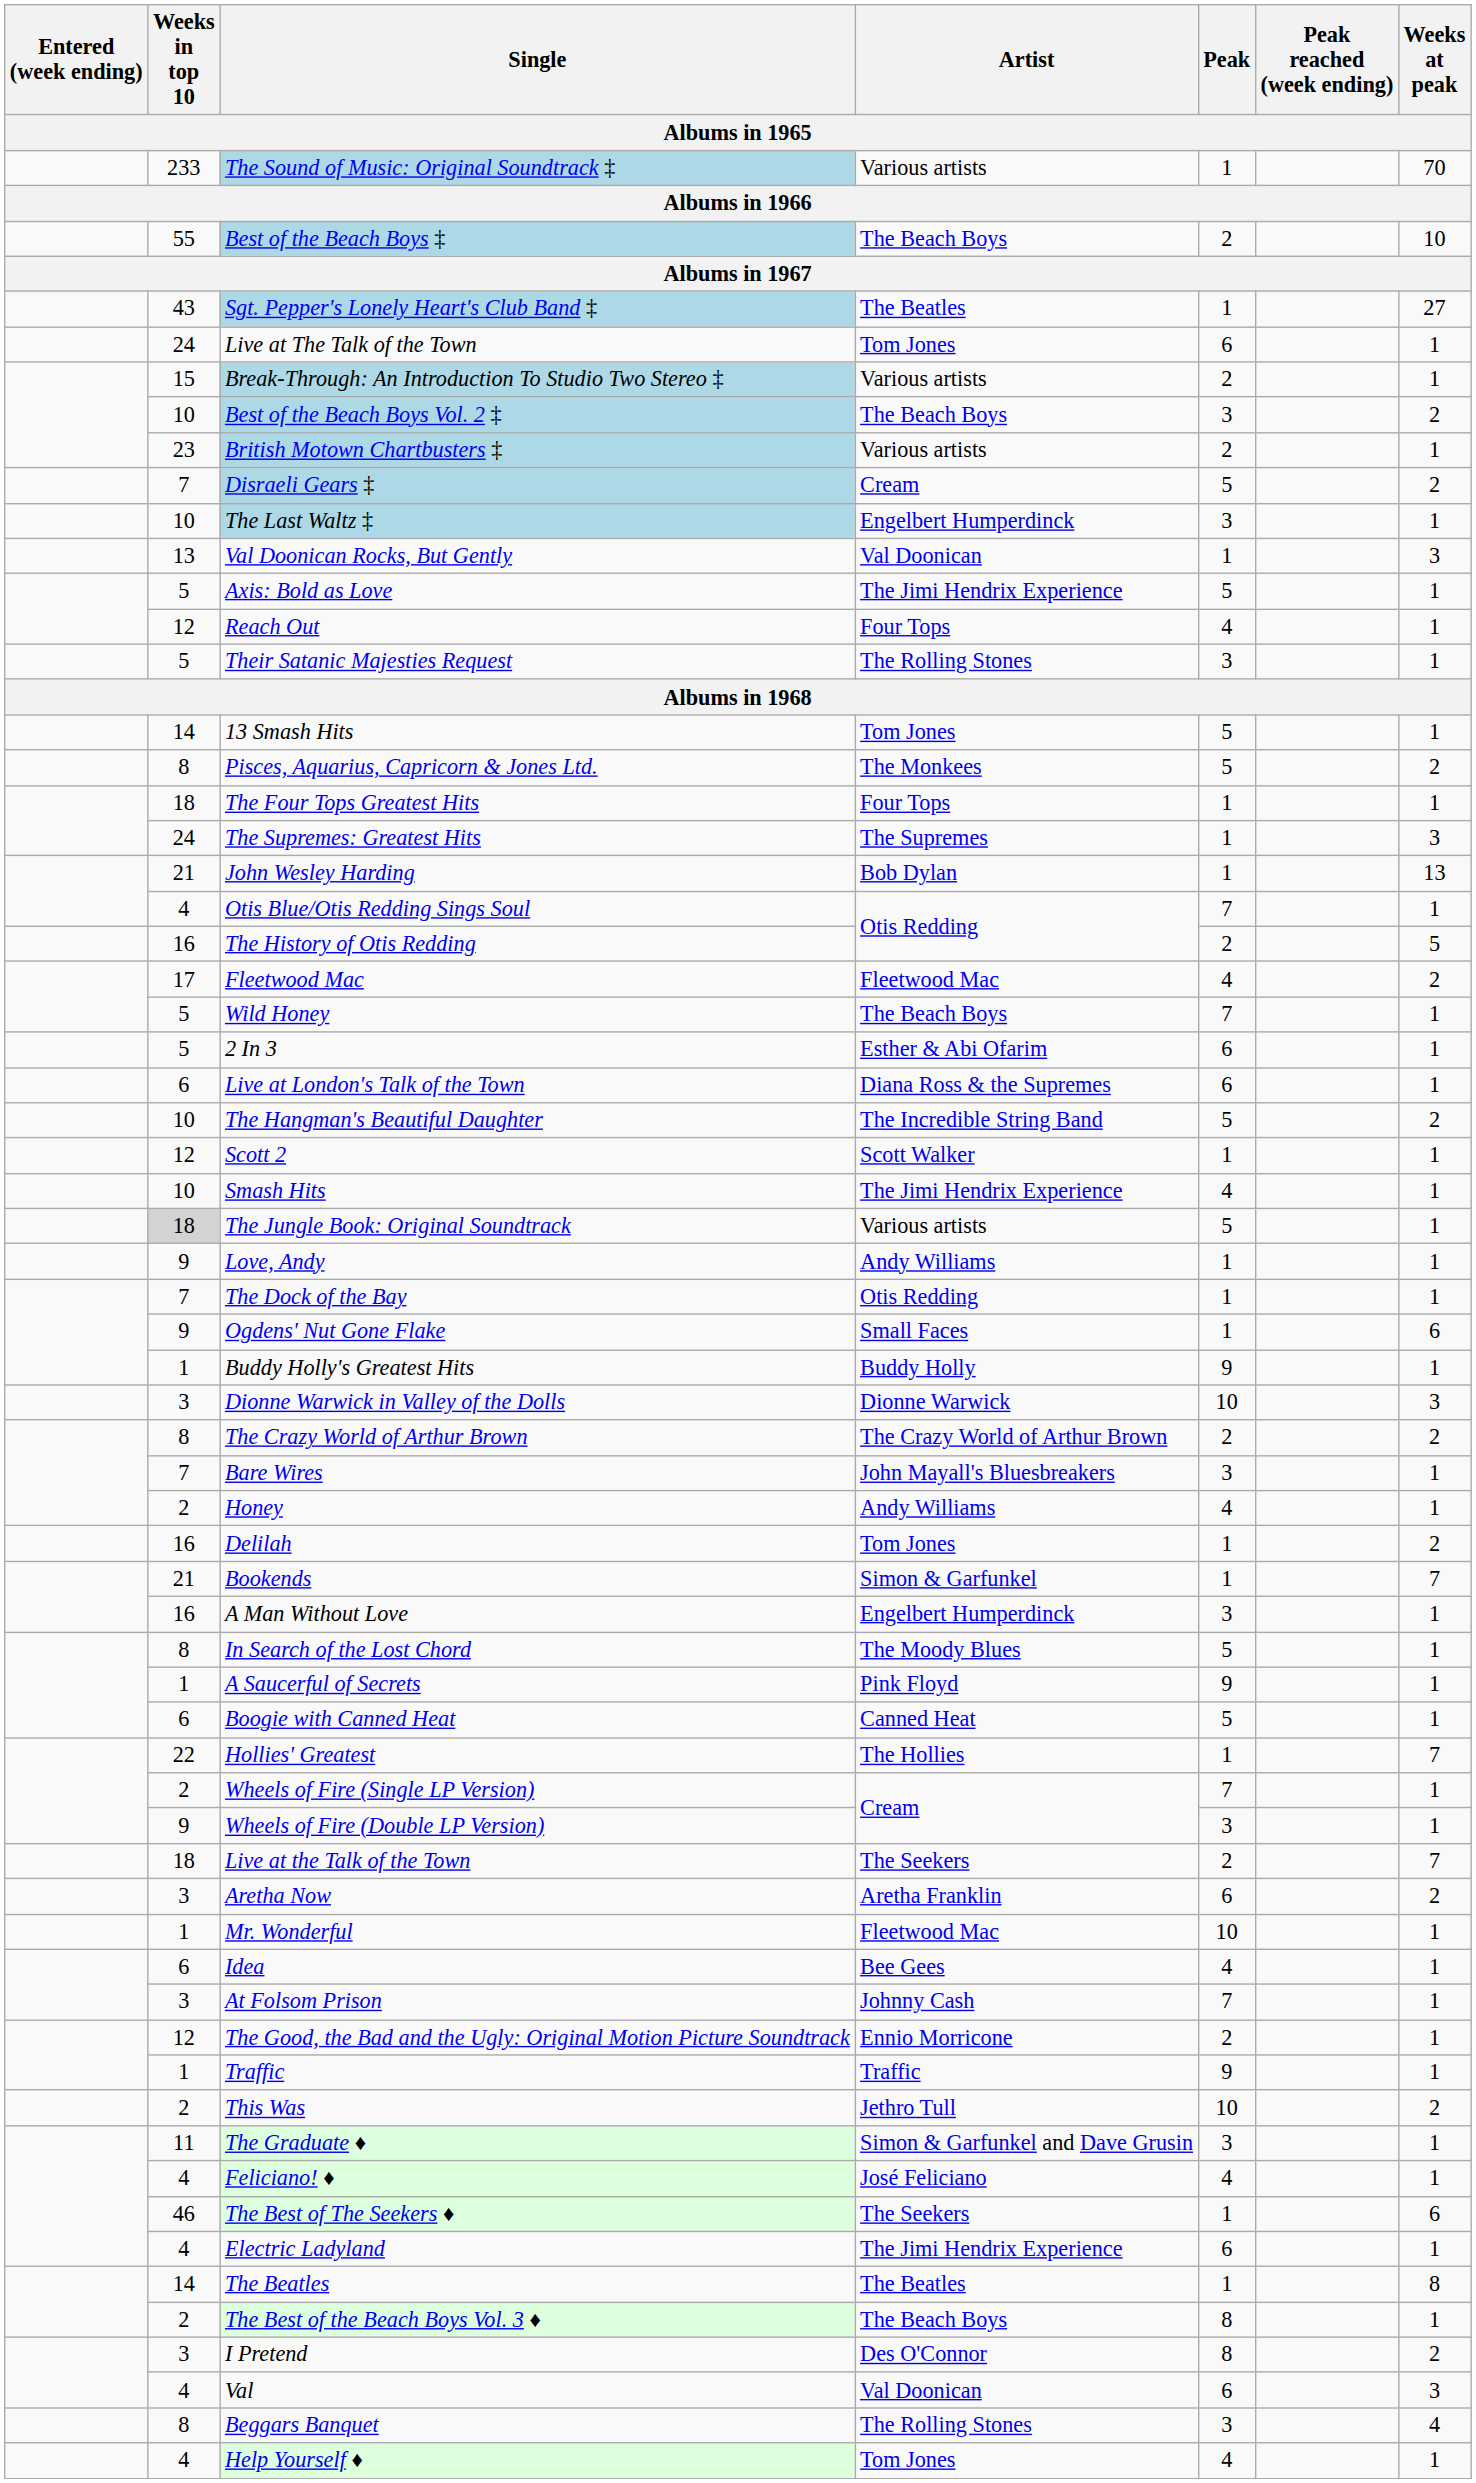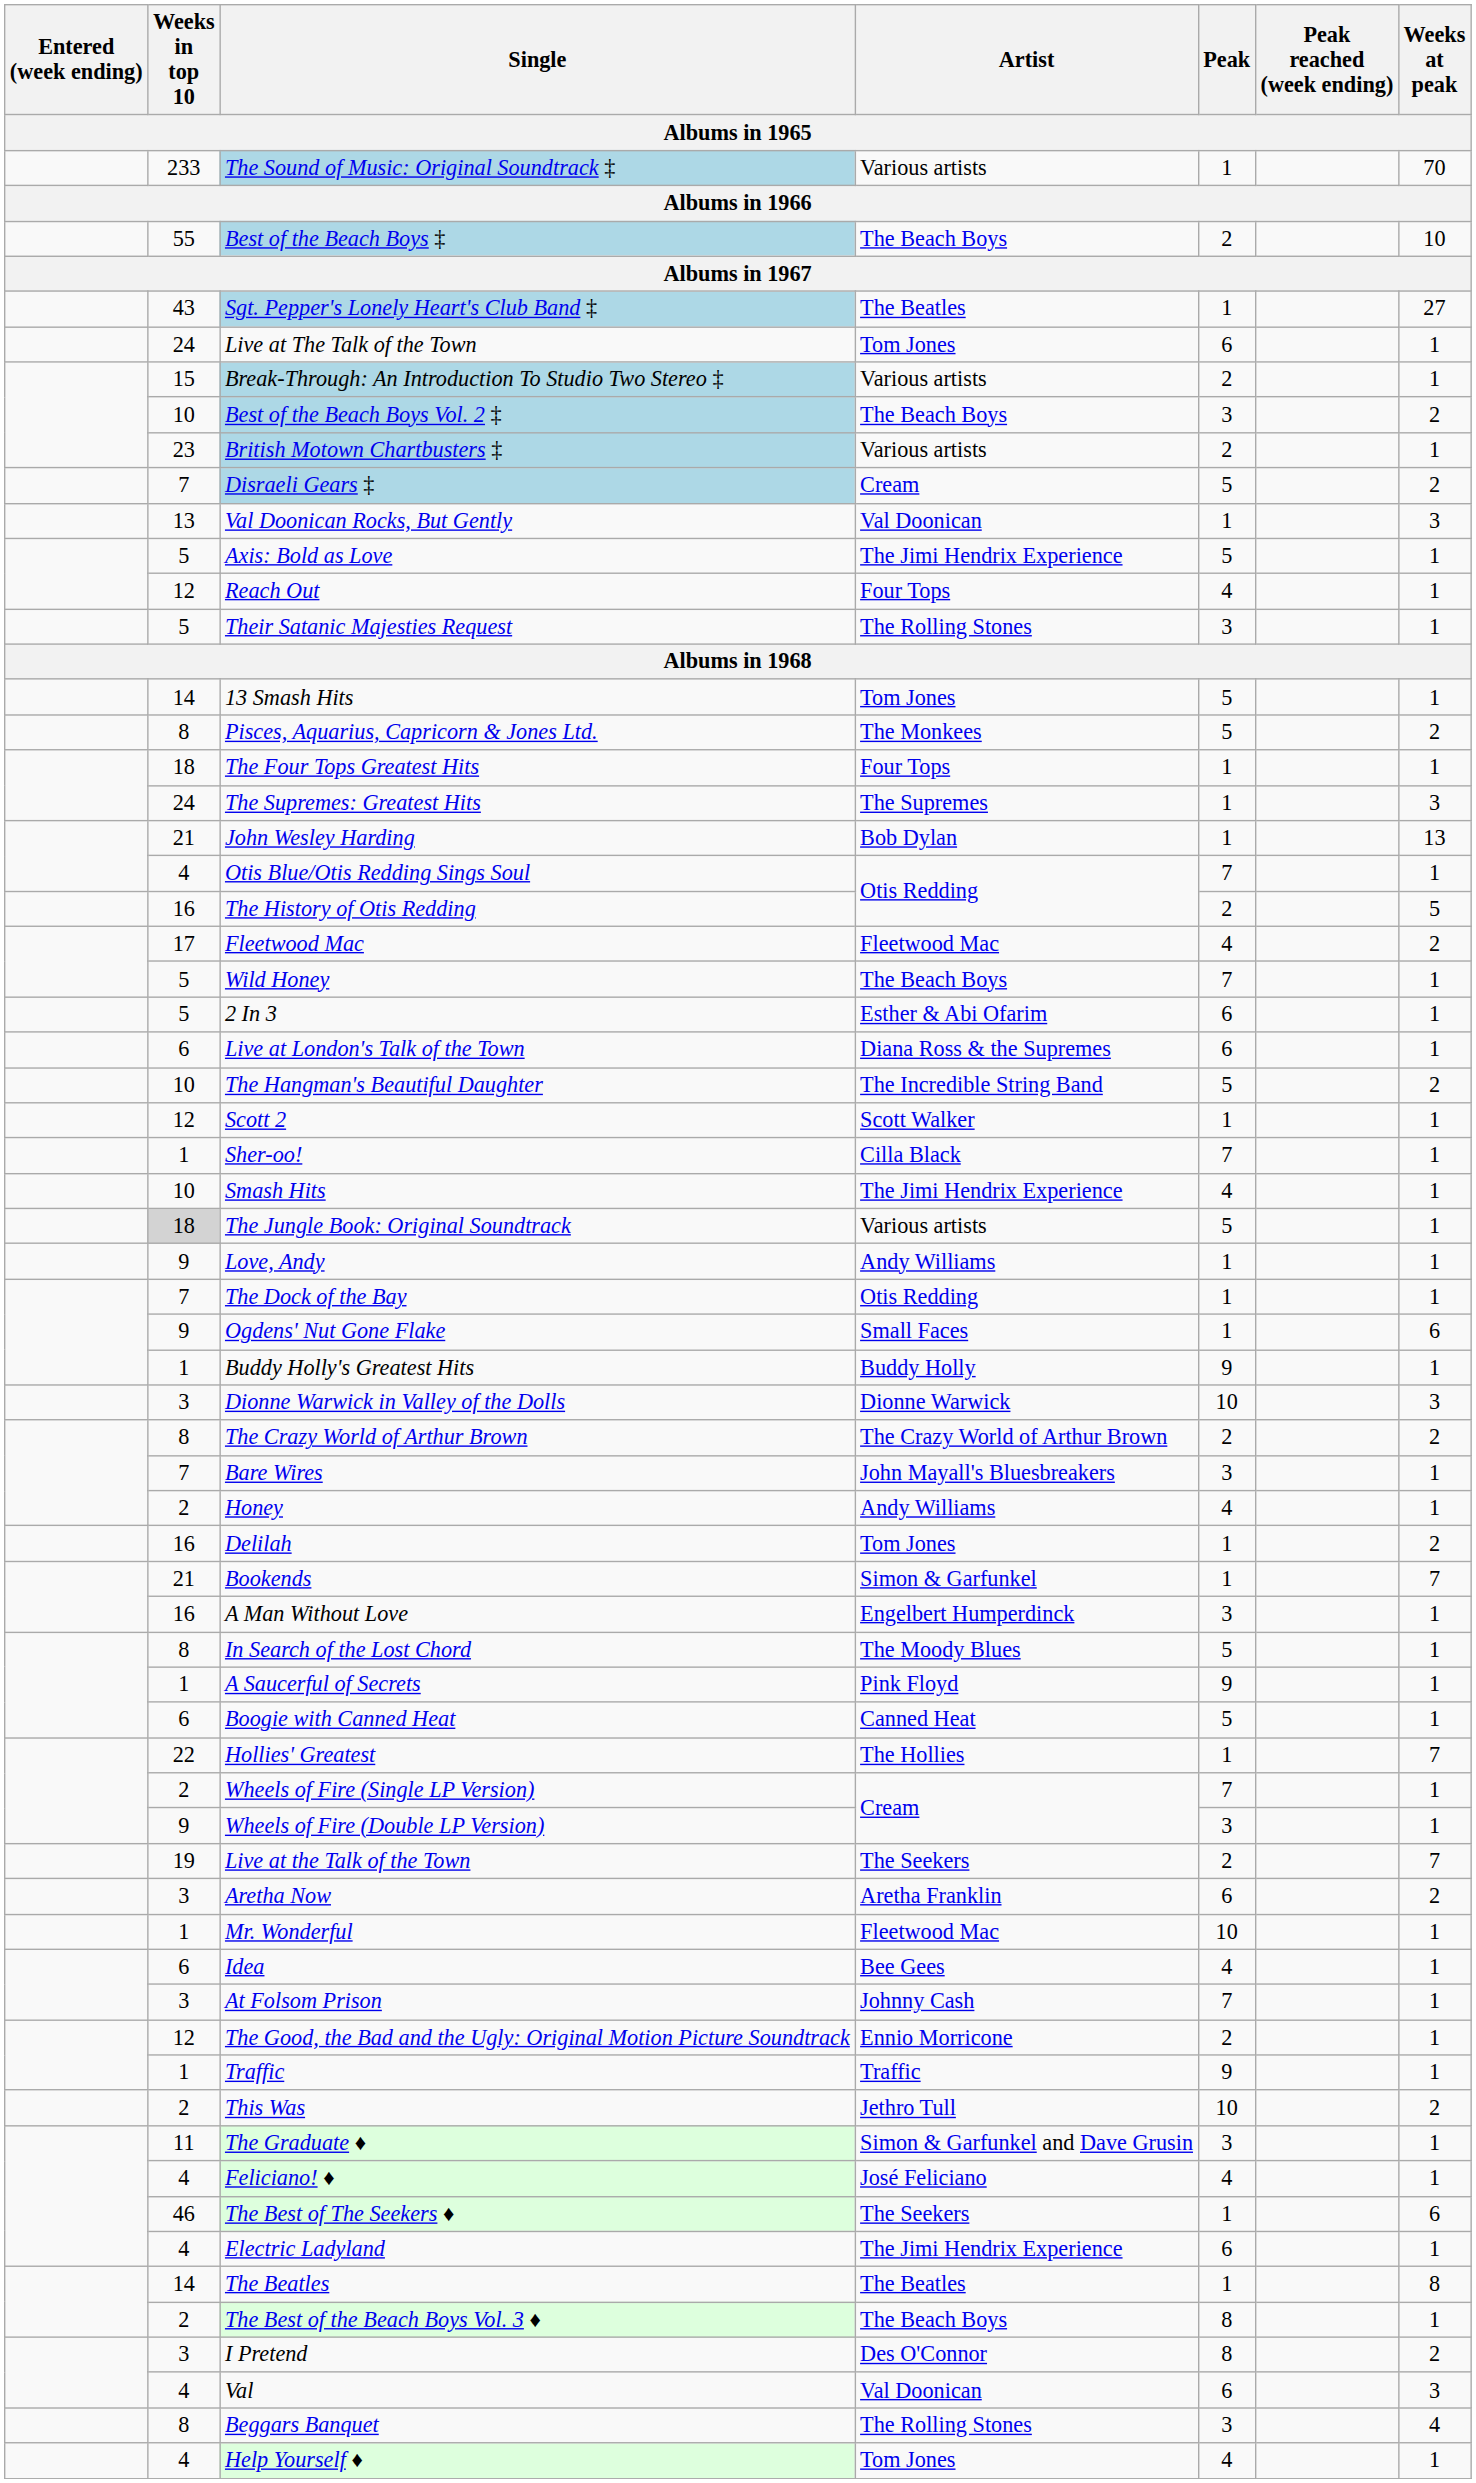- row: (299, 520)
+ row: (264, 1155)
(184, 1860) 18 -> (184, 1860) 19
